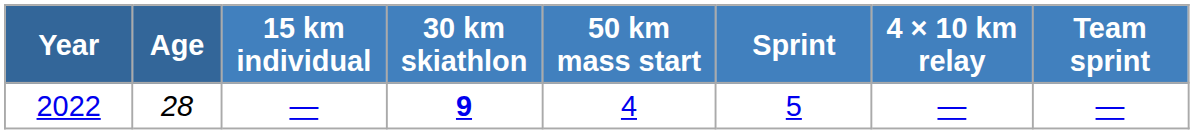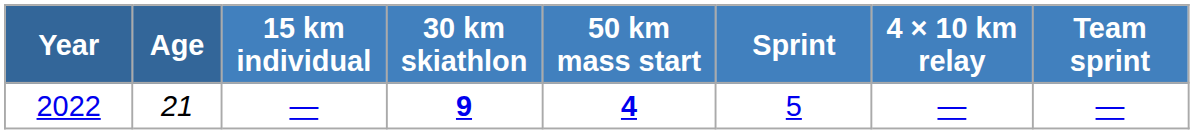(177, 106) 28 -> (177, 106) 21
(629, 106) normal -> (629, 106) bold
